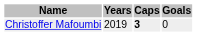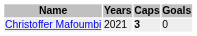(115, 25) 2019 -> (115, 25) 2021
